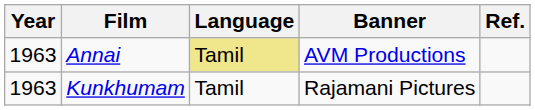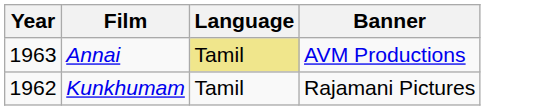- column: (505, 21)
(33, 88) 1963 -> (33, 88) 1962
